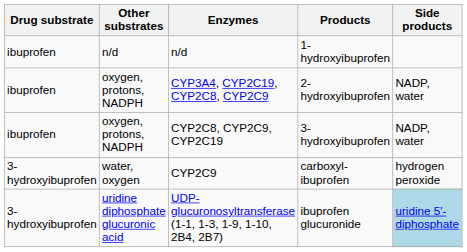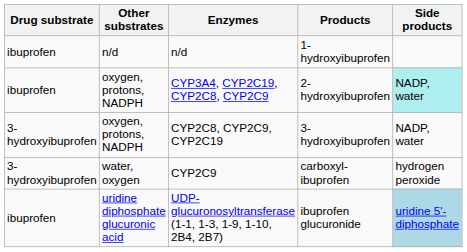(413, 90) no background -> (413, 90) paleturquoise background
(31, 135) ibuprofen -> (52, 135) 3-hydroxyibuprofen
(52, 218) 3-hydroxyibuprofen -> (31, 218) ibuprofen
